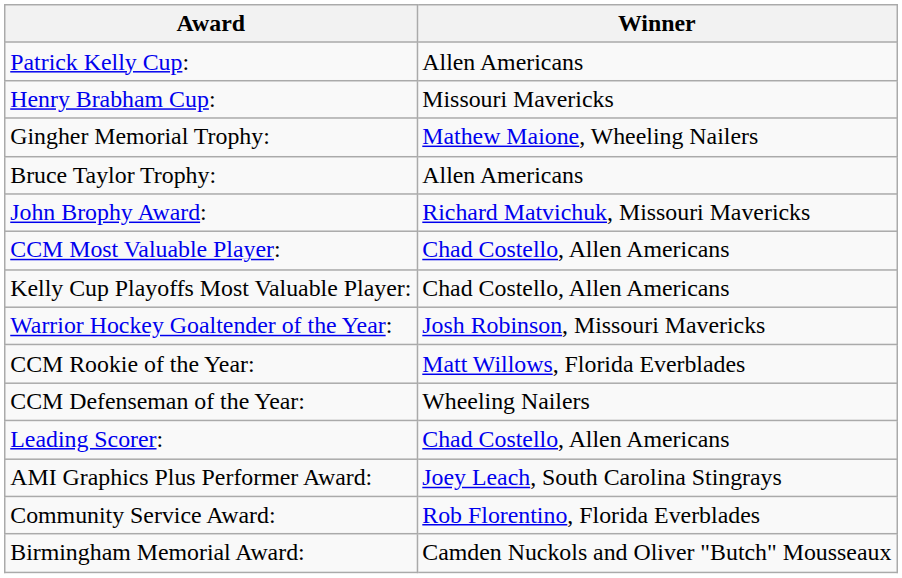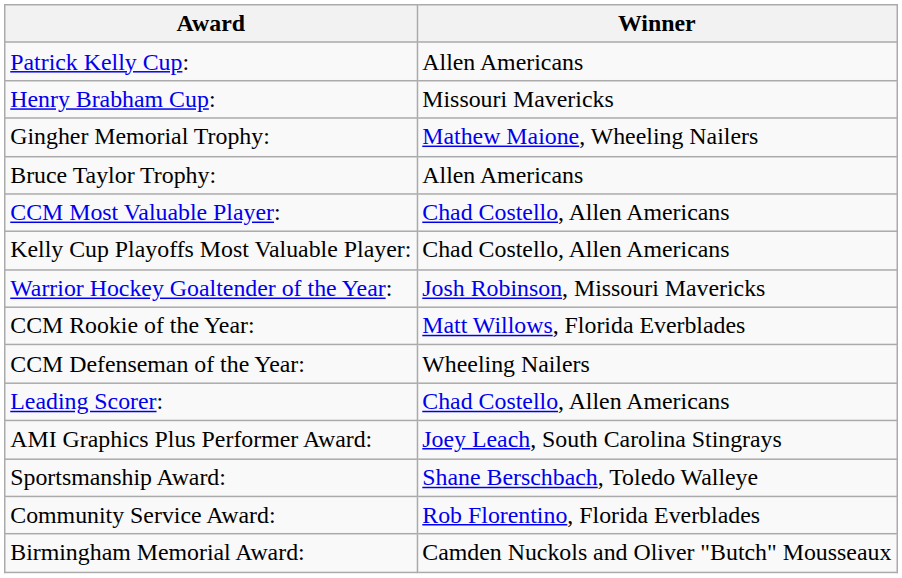- row: (108, 212)
+ row: (118, 477)
